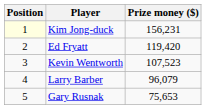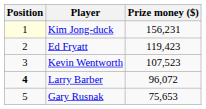(163, 46) 119,420 -> (163, 46) 119,423
(25, 79) normal -> (25, 79) bold
(163, 79) 96,079 -> (163, 79) 96,072
